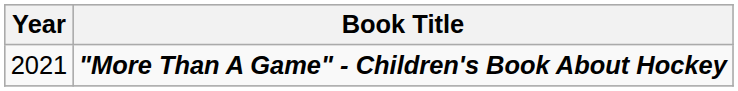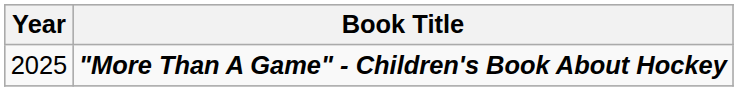(39, 65) 2021 -> (39, 65) 2025
